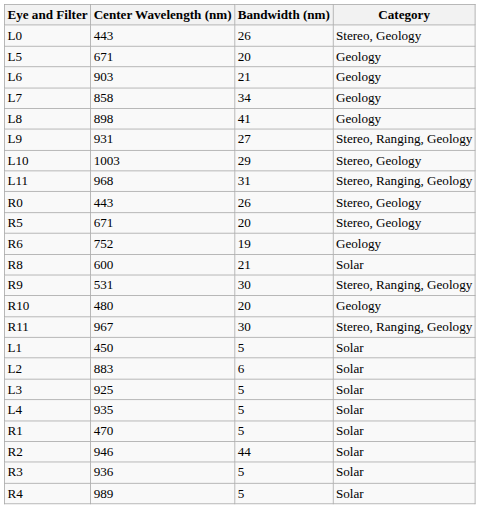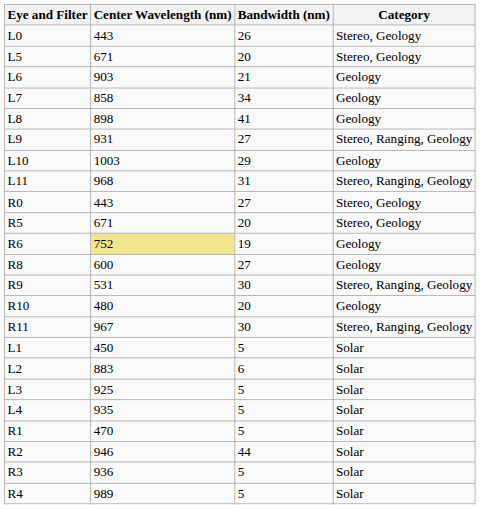(359, 56) Geology -> (379, 56) Stereo, Geology
(379, 160) Stereo, Geology -> (359, 160) Geology
(244, 202) 26 -> (244, 202) 27
(103, 243) no background -> (103, 243) khaki background
(244, 264) 21 -> (244, 264) 27
(350, 264) Solar -> (359, 264) Geology
